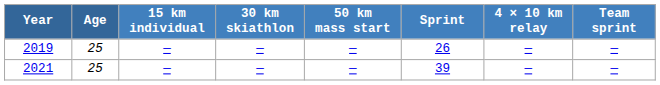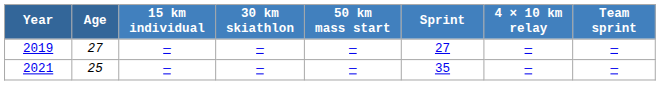(95, 50) 25 -> (95, 50) 27
(443, 50) 26 -> (443, 50) 27
(443, 70) 39 -> (443, 70) 35
